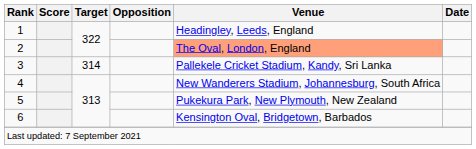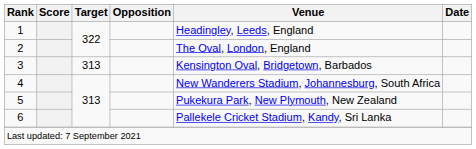(243, 48) lightsalmon background -> (243, 48) no background
(91, 65) 314 -> (91, 65) 313
(284, 65) Pallekele Cricket Stadium, Kandy, Sri Lanka -> (274, 65) Kensington Oval, Bridgetown, Barbados
(274, 118) Kensington Oval, Bridgetown, Barbados -> (284, 118) Pallekele Cricket Stadium, Kandy, Sri Lanka
